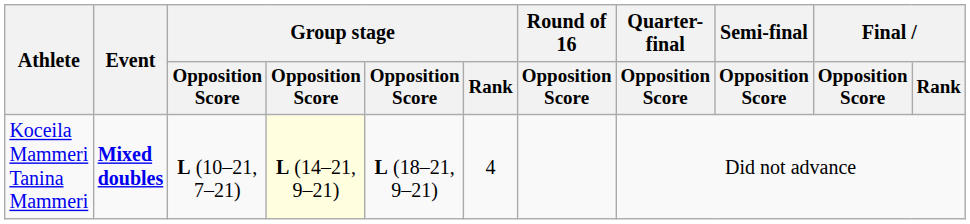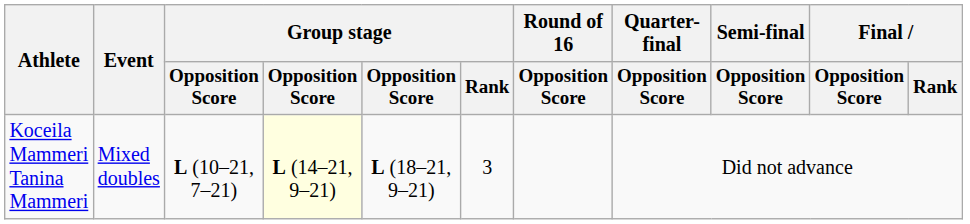(130, 166) bold -> (129, 166) normal
(491, 166) 4 -> (487, 166) 3
